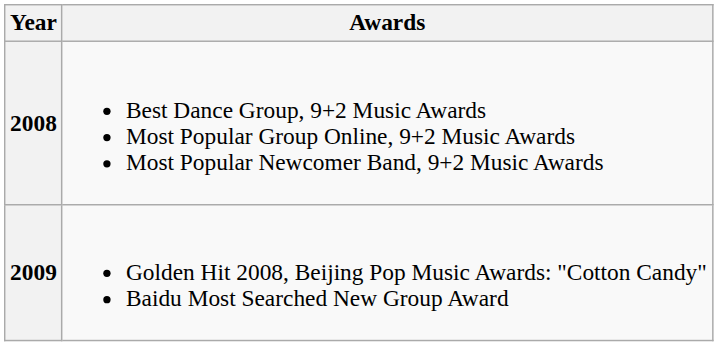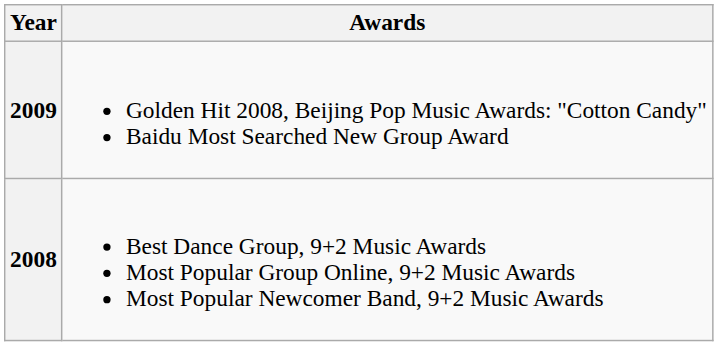rows swapped: (33, 122) <-> (33, 272)
